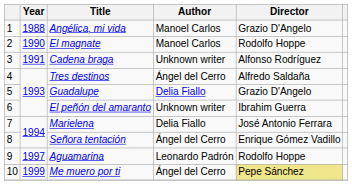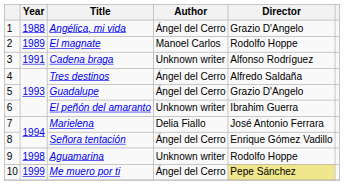(188, 28) Manoel Carlos -> (191, 28) Ángel del Cerro
(34, 44) 1990 -> (34, 44) 1989
(181, 92) Delia Fiallo -> (191, 92) Ángel del Cerro
(34, 156) 1997 -> (34, 156) 1998
(195, 156) Leonardo Padrón -> (190, 156) Unknown writer
